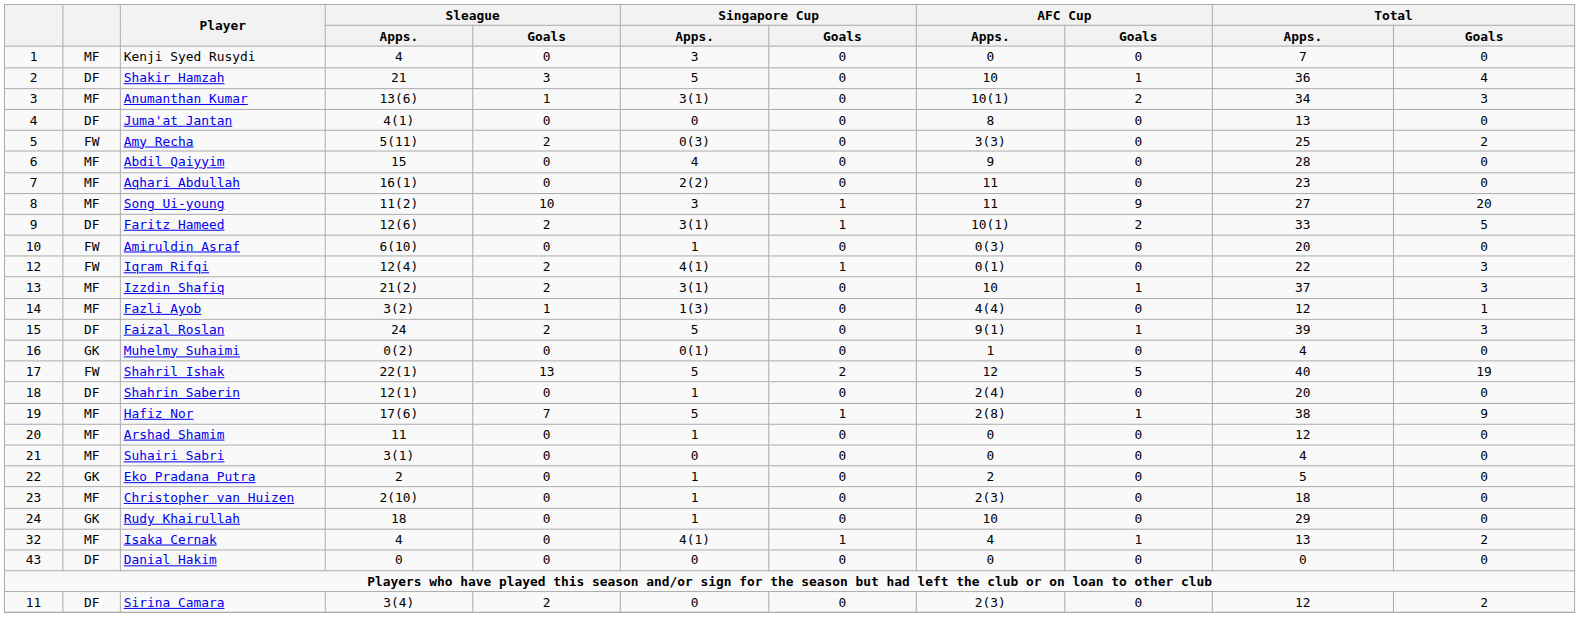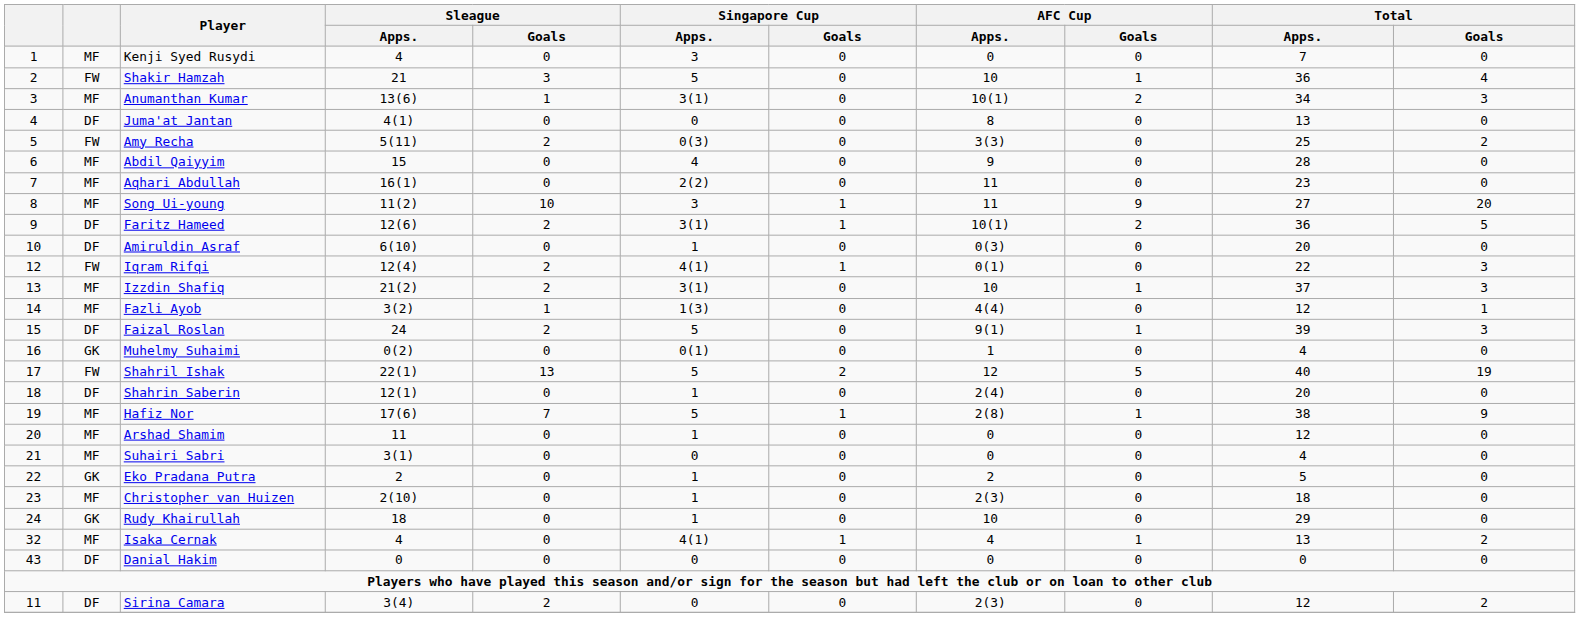(92, 78) DF -> (92, 78) FW
(1303, 225) 33 -> (1303, 225) 36
(92, 246) FW -> (92, 246) DF
